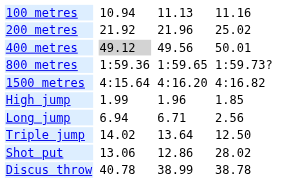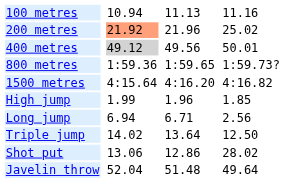(118, 30) no background -> (125, 30) lightsalmon background
- row: (49, 170)
+ row: (53, 170)
